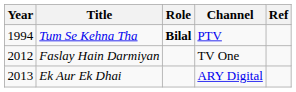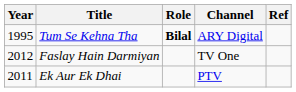(20, 35) 1994 -> (20, 35) 1995
(210, 35) PTV -> (230, 35) ARY Digital
(20, 76) 2013 -> (20, 76) 2011
(230, 76) ARY Digital -> (210, 76) PTV
